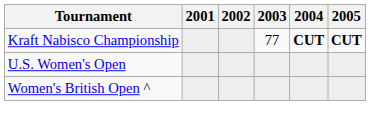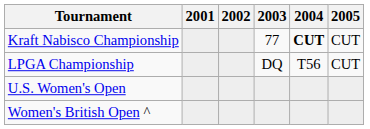(346, 40) bold -> (346, 40) normal
+ row: (71, 64)
